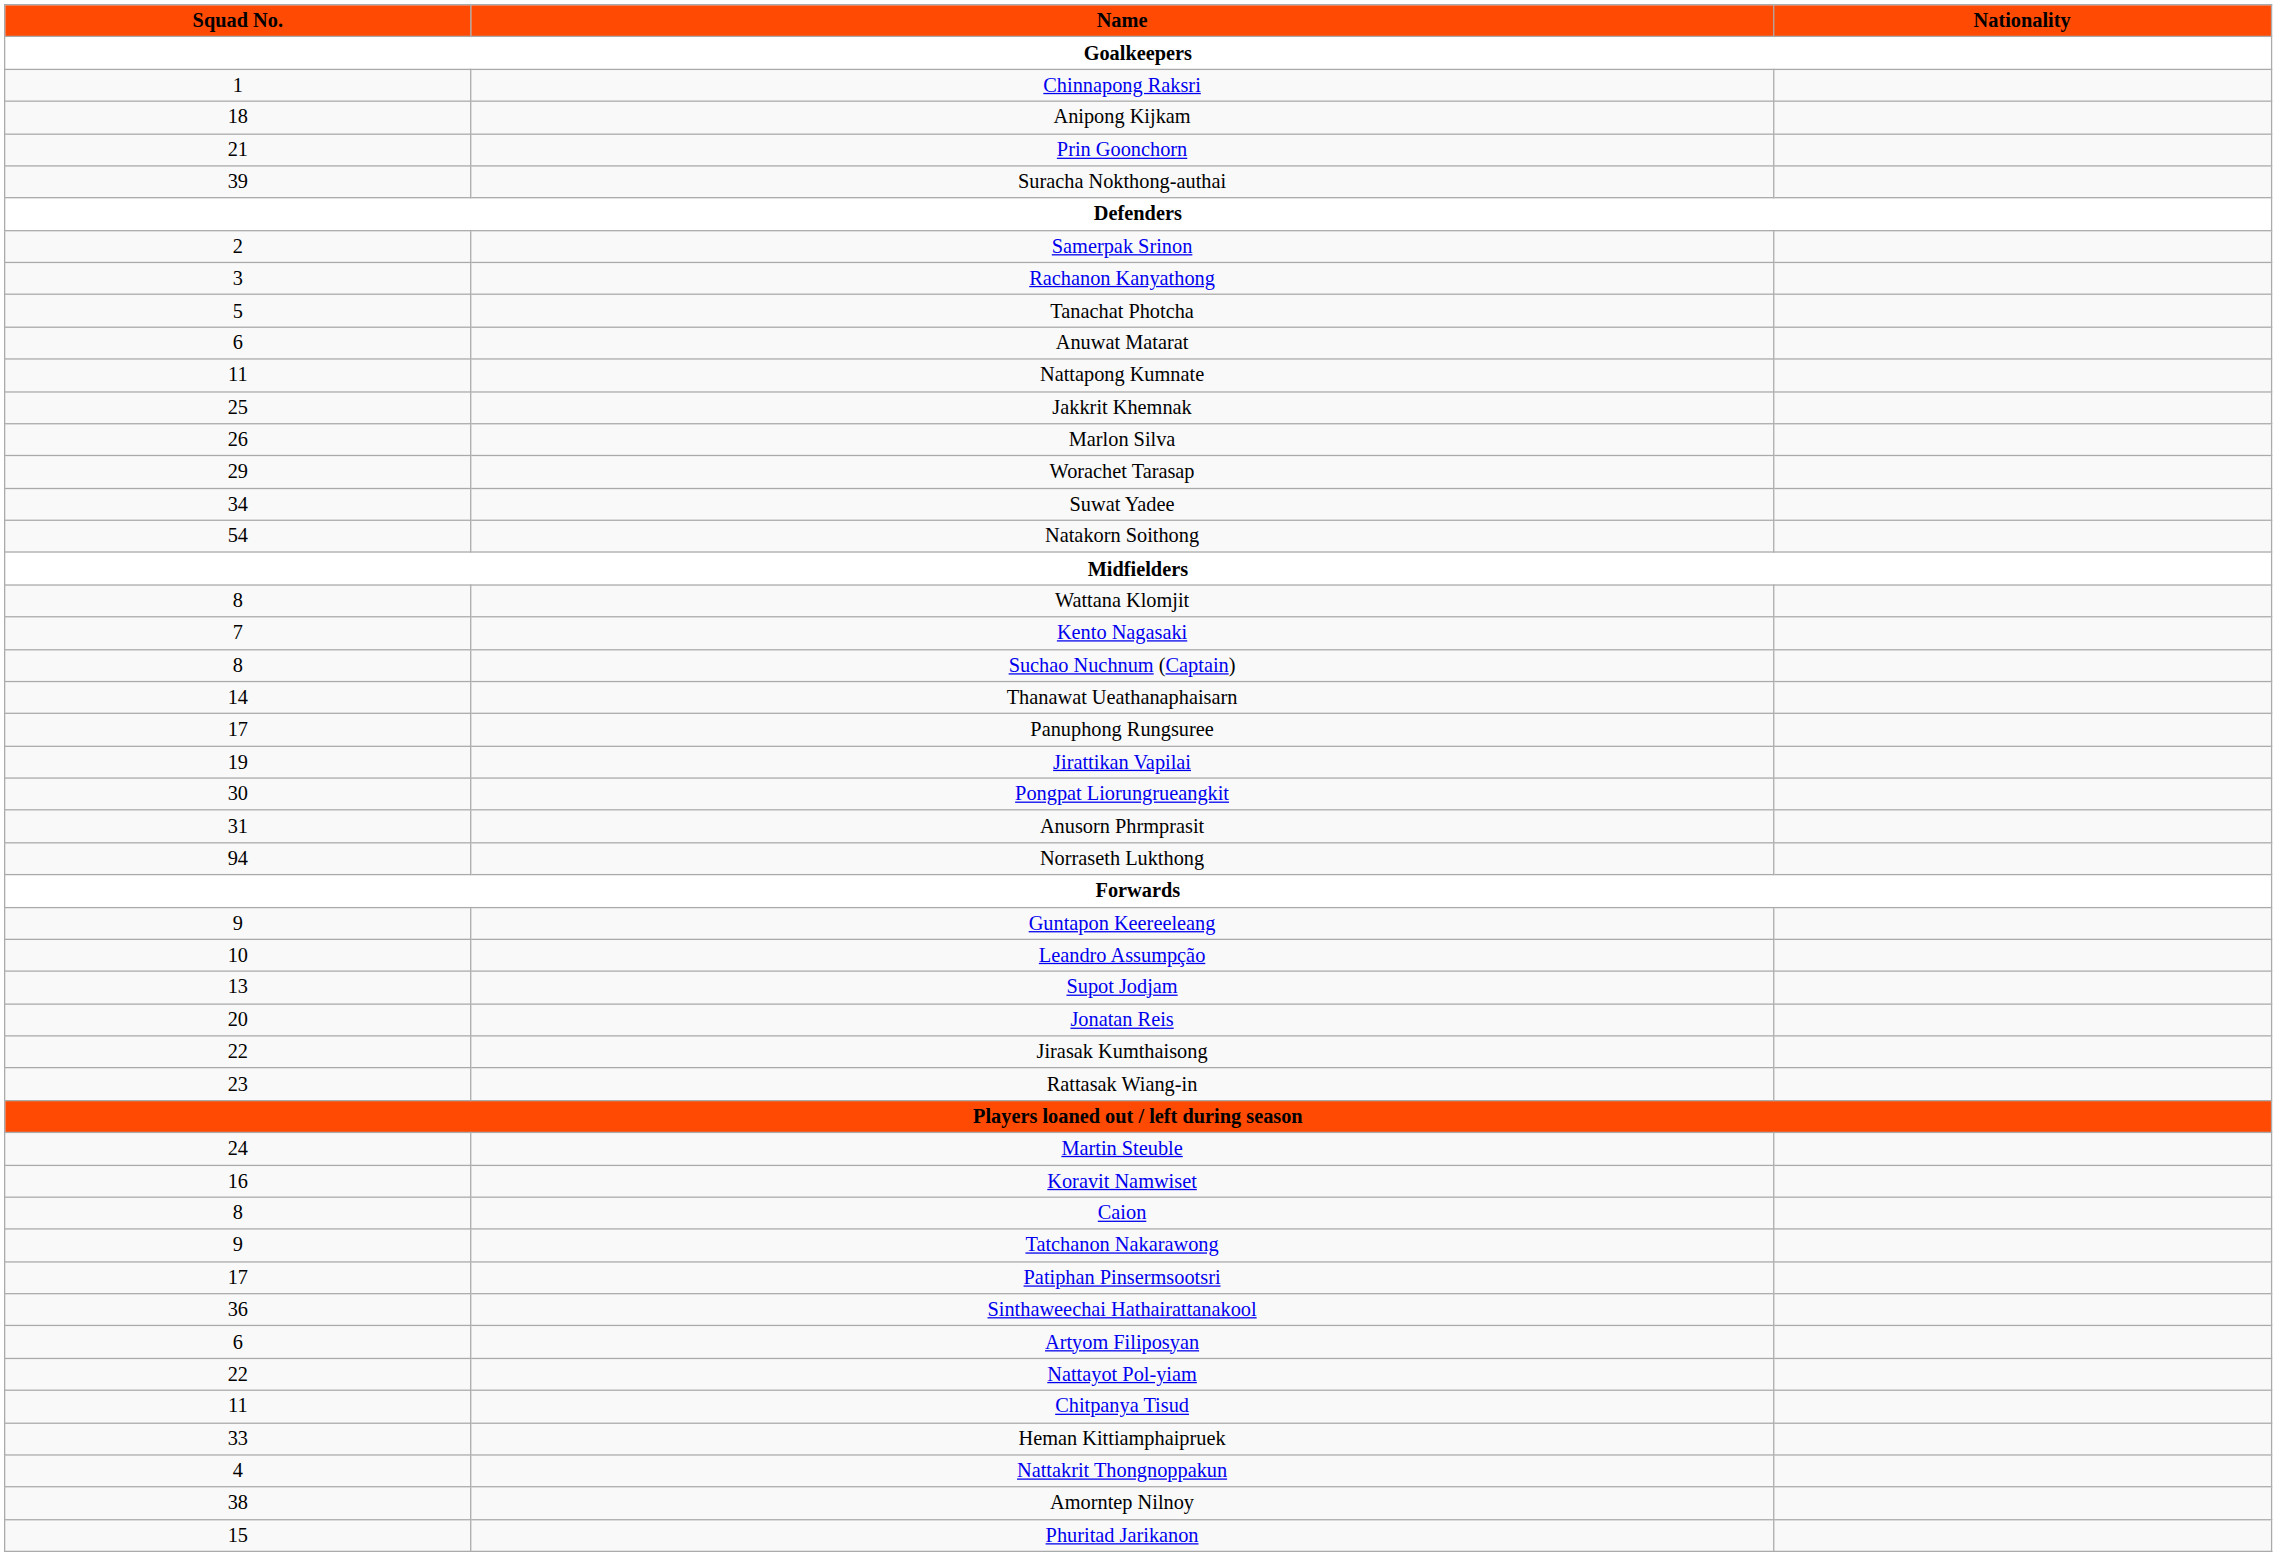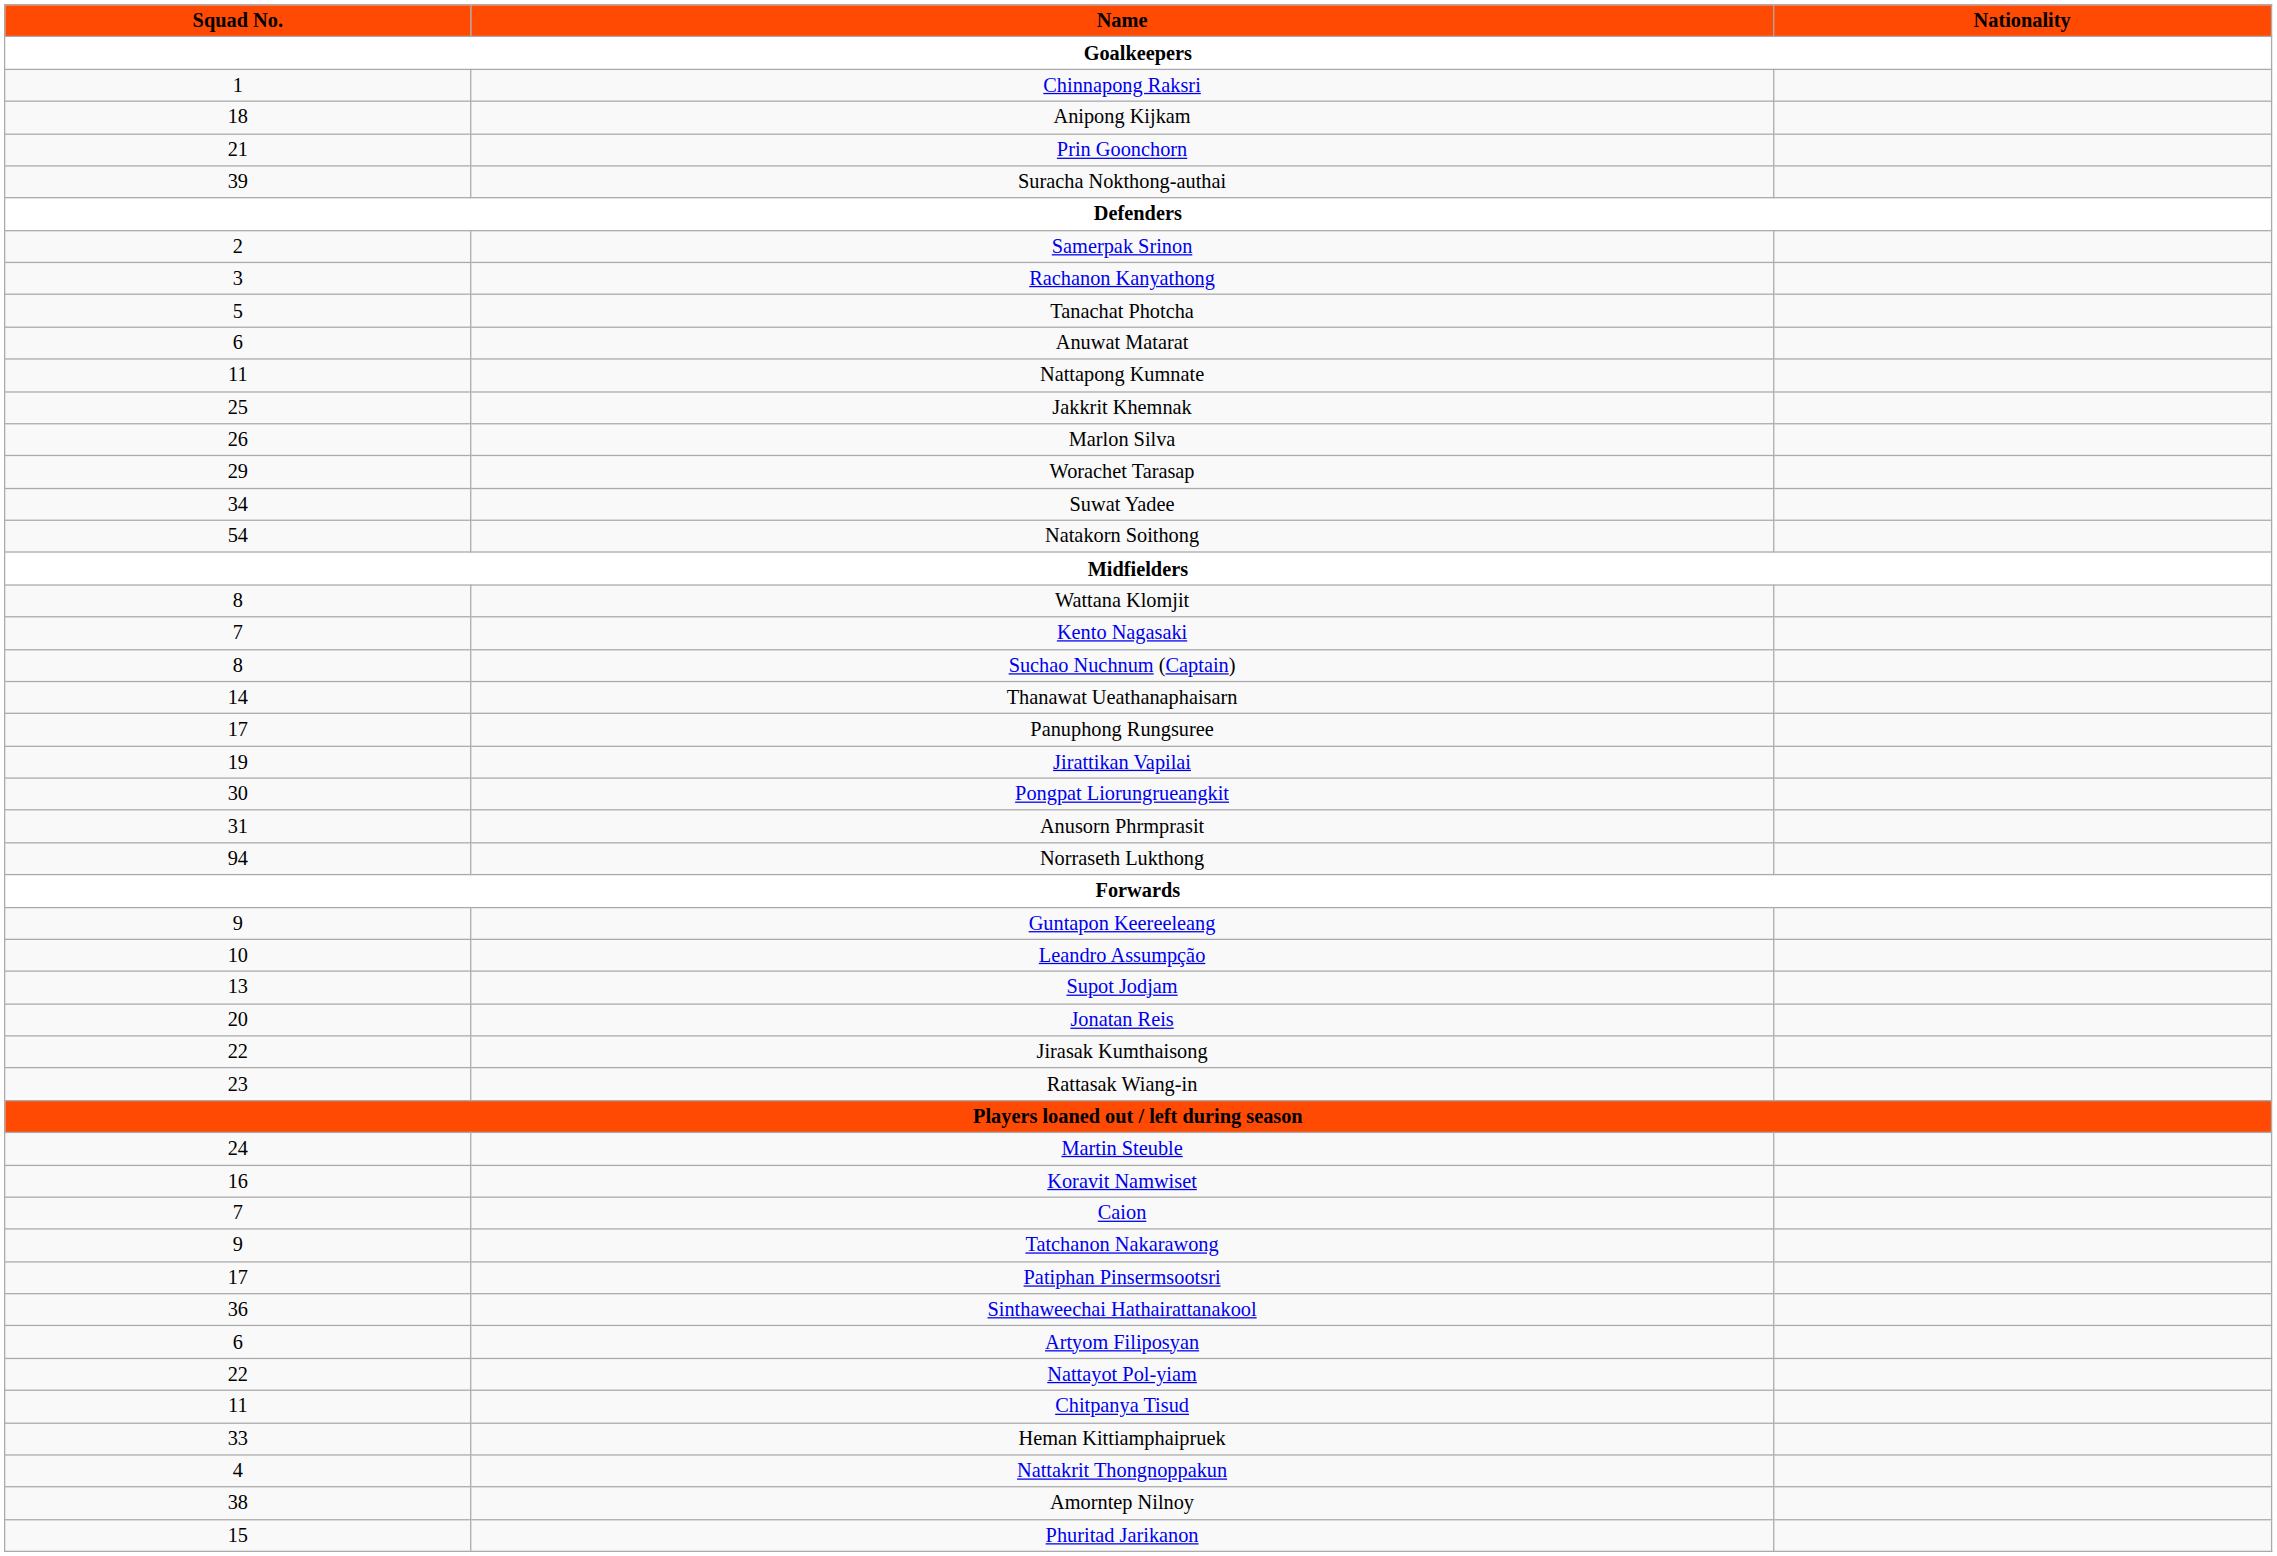(238, 1212) 8 -> (238, 1212) 7
